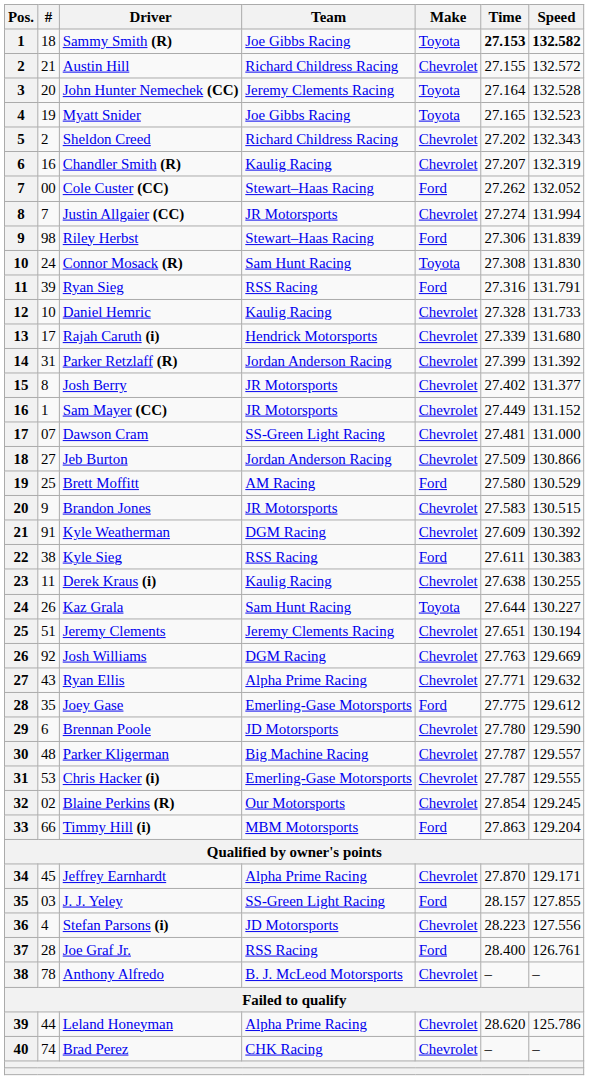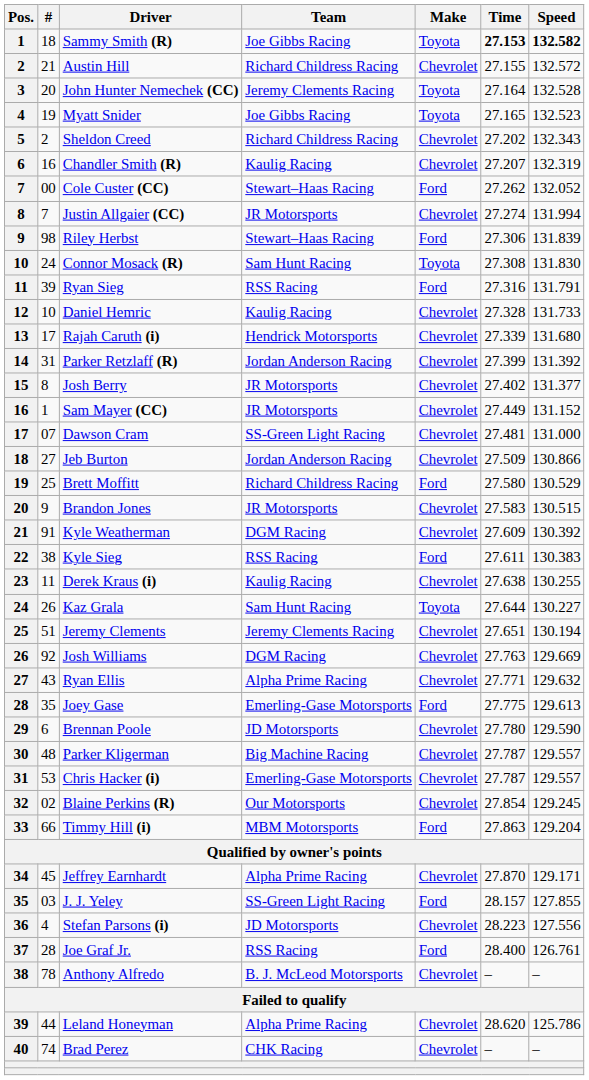(280, 483) AM Racing -> (322, 483) Richard Childress Racing
(556, 704) 129.612 -> (556, 704) 129.613
(556, 778) 129.555 -> (556, 778) 129.557
